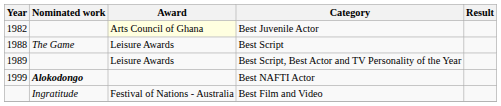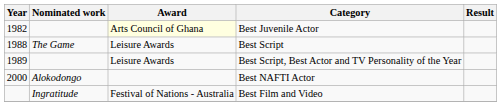(17, 77) 1999 -> (17, 77) 2000
(57, 77) bold -> (57, 77) normal
